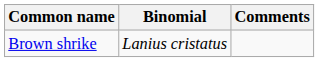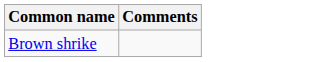- column: (175, 17)
